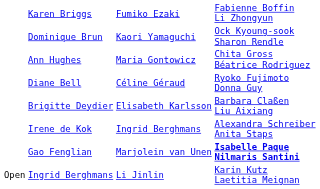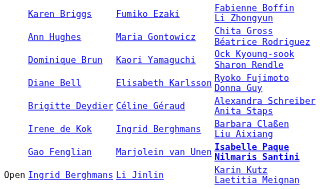rows swapped: (65, 36) <-> (55, 59)
(151, 83) Céline Géraud -> (164, 83) Elisabeth Karlsson
(164, 106) Elisabeth Karlsson -> (151, 106) Céline Géraud
(252, 106) Barbara Claßen Liu Aixiang -> (265, 106) Alexandra Schreiber Anita Staps
(265, 129) Alexandra Schreiber Anita Staps -> (252, 129) Barbara Claßen Liu Aixiang
